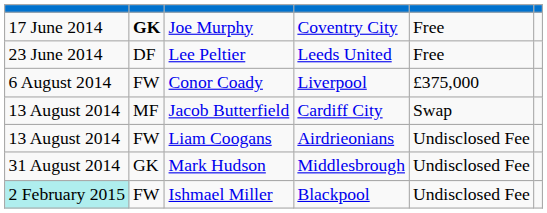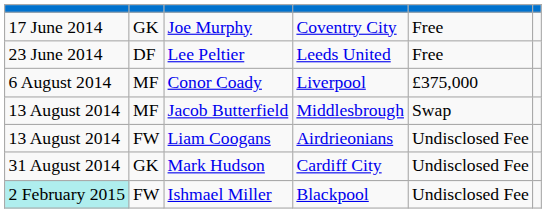(147, 26) bold -> (146, 26) normal
(146, 82) FW -> (146, 82) MF
(340, 110) Cardiff City -> (350, 110) Middlesbrough
(351, 166) Middlesbrough -> (339, 166) Cardiff City
